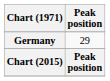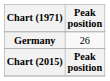(85, 40) 29 -> (85, 40) 26
